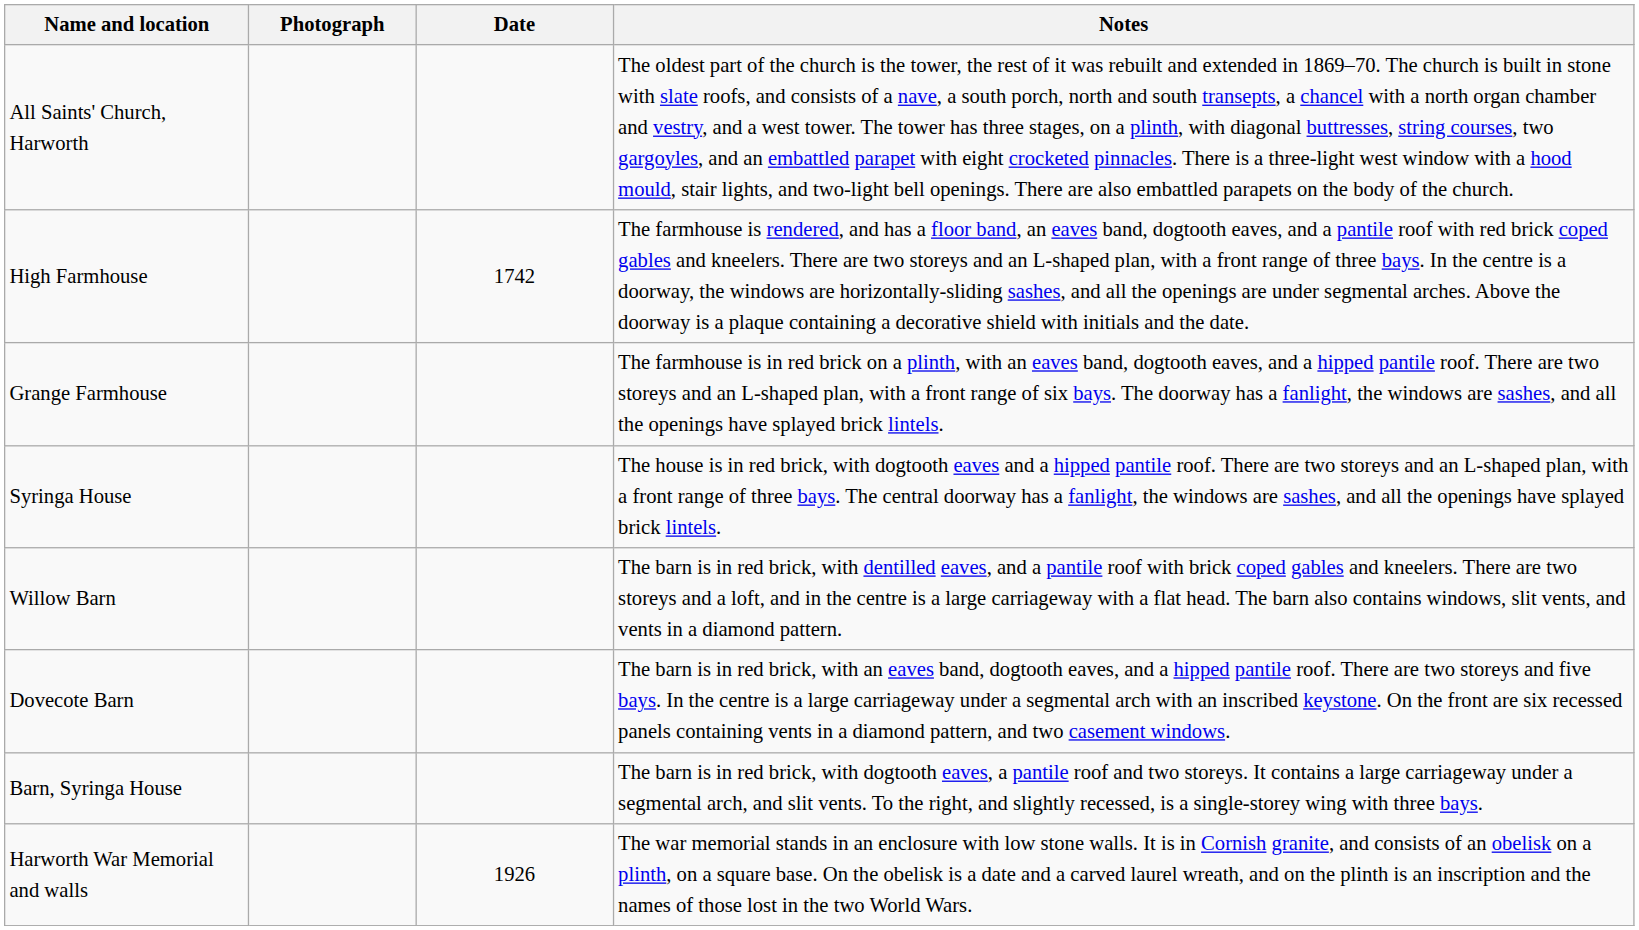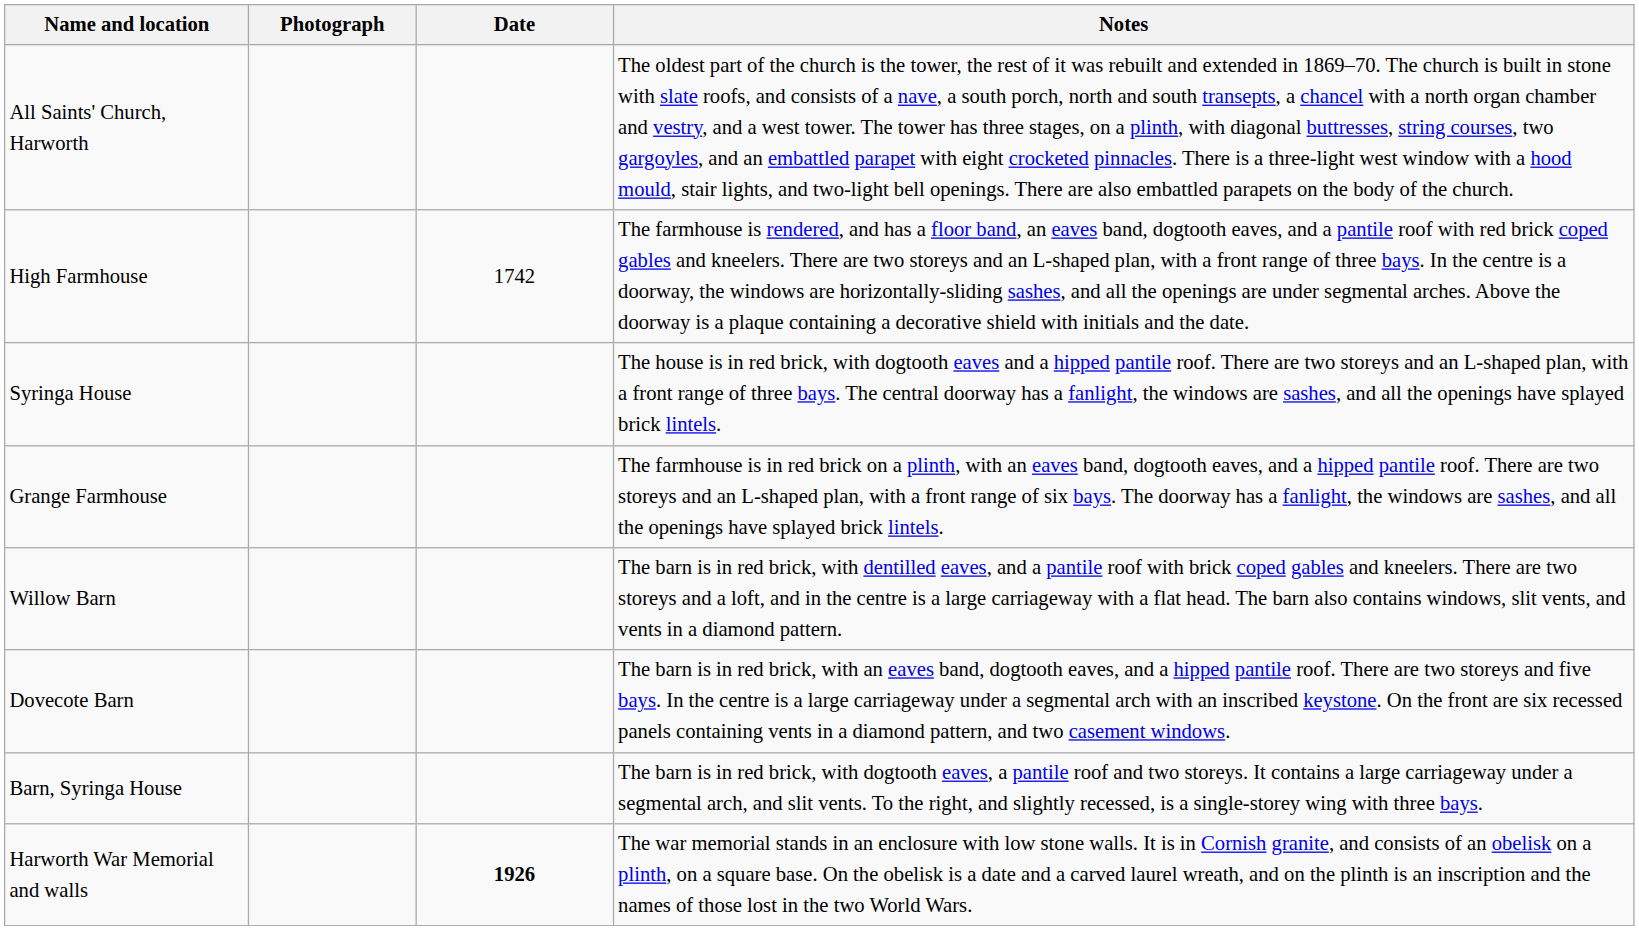rows swapped: (88, 393) <-> (70, 496)
(514, 874) normal -> (514, 874) bold
